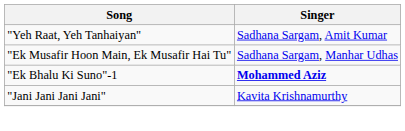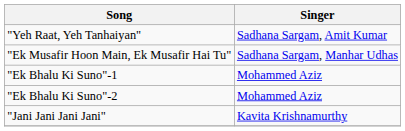(282, 75) bold -> (279, 75) normal
+ row: (62, 96)
